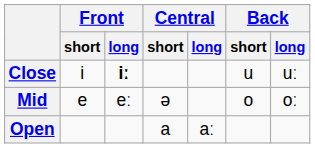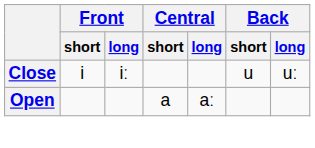(124, 73) bold -> (124, 73) normal
- row: (32, 101)
